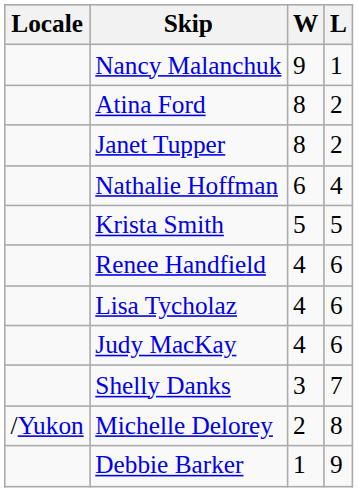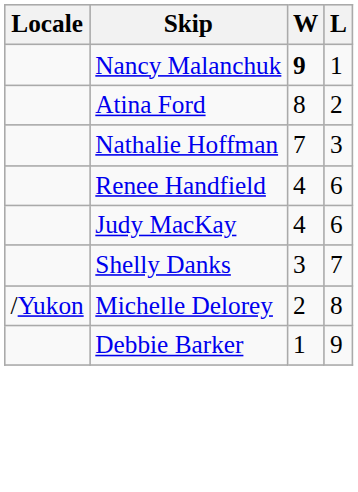(299, 64) normal -> (299, 64) bold
- row: (160, 144)
(299, 184) 6 -> (299, 144) 7
(336, 184) 4 -> (336, 144) 3
- row: (160, 225)
- row: (166, 305)
